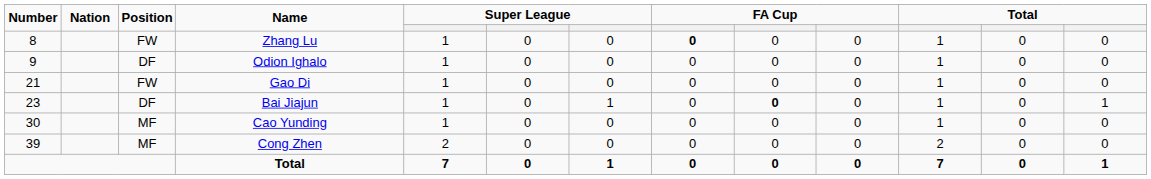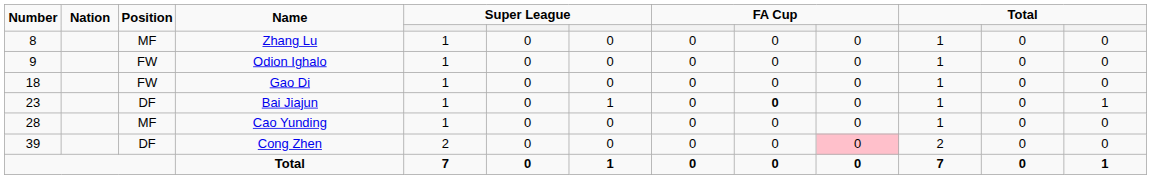(147, 41) FW -> (147, 41) MF
(693, 41) bold -> (693, 41) normal
(147, 61) DF -> (147, 61) FW
(33, 82) 21 -> (33, 82) 18
(33, 123) 30 -> (33, 123) 28
(147, 144) MF -> (147, 144) DF
(858, 144) no background -> (858, 144) pink background
